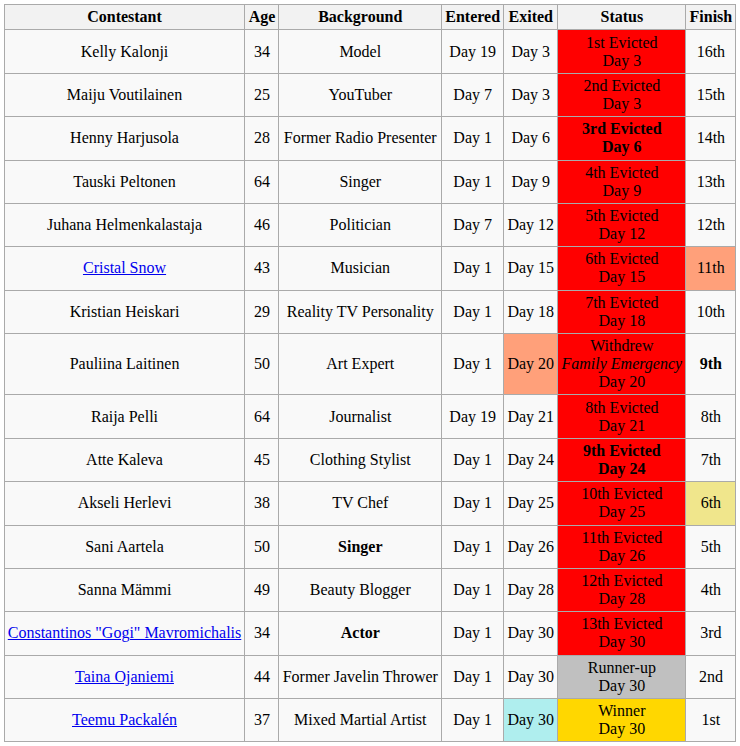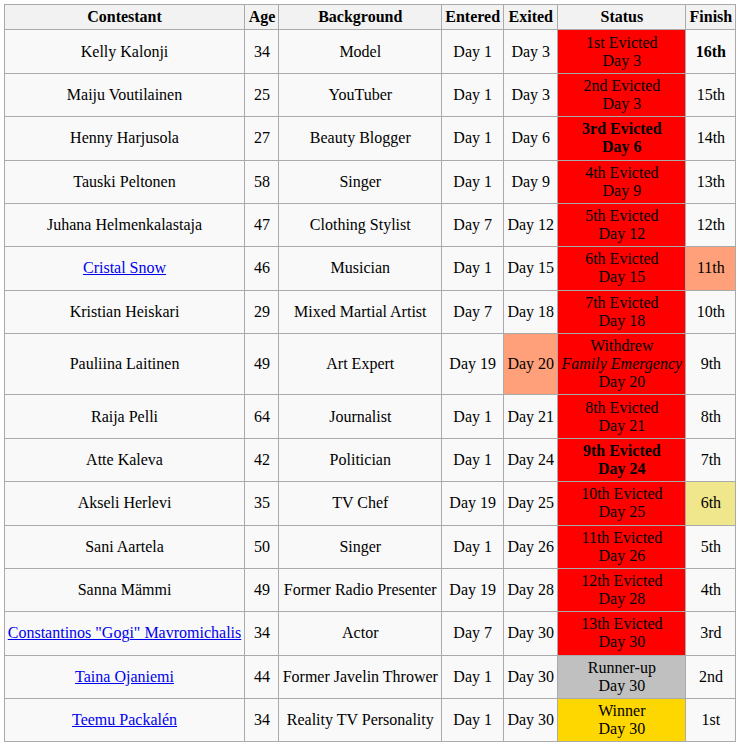(473, 51) Day 19 -> (473, 51) Day 1
(711, 51) normal -> (711, 51) bold
(473, 94) Day 7 -> (473, 94) Day 1
(262, 138) 28 -> (262, 138) 27
(360, 138) Former Radio Presenter -> (360, 138) Beauty Blogger
(262, 181) 64 -> (262, 181) 58
(262, 225) 46 -> (262, 225) 47
(360, 225) Politician -> (360, 225) Clothing Stylist
(262, 268) 43 -> (262, 268) 46
(360, 311) Reality TV Personality -> (360, 311) Mixed Martial Artist
(473, 311) Day 1 -> (473, 311) Day 7
(262, 364) 50 -> (262, 364) 49
(473, 364) Day 1 -> (473, 364) Day 19
(711, 364) bold -> (711, 364) normal
(473, 416) Day 19 -> (473, 416) Day 1
(262, 459) 45 -> (262, 459) 42
(360, 459) Clothing Stylist -> (360, 459) Politician
(262, 503) 38 -> (262, 503) 35
(473, 503) Day 1 -> (473, 503) Day 19
(360, 546) bold -> (360, 546) normal
(360, 590) Beauty Blogger -> (360, 590) Former Radio Presenter
(473, 590) Day 1 -> (473, 590) Day 19
(360, 633) bold -> (360, 633) normal
(473, 633) Day 1 -> (473, 633) Day 7
(262, 720) 37 -> (262, 720) 34
(360, 720) Mixed Martial Artist -> (360, 720) Reality TV Personality
(531, 720) paleturquoise background -> (531, 720) no background
